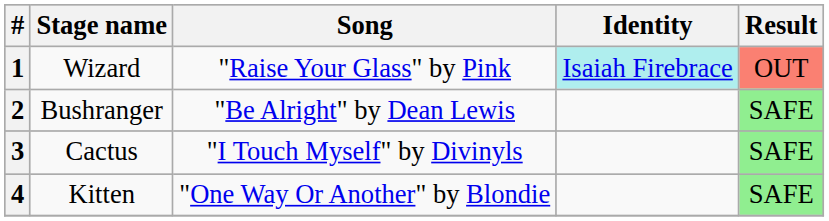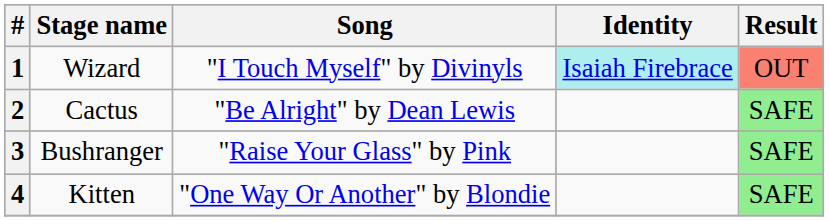(365, 67) "Raise Your Glass" by Pink -> (365, 67) "I Touch Myself" by Divinyls
(102, 109) Bushranger -> (102, 109) Cactus
(102, 151) Cactus -> (102, 151) Bushranger
(365, 151) "I Touch Myself" by Divinyls -> (365, 151) "Raise Your Glass" by Pink
